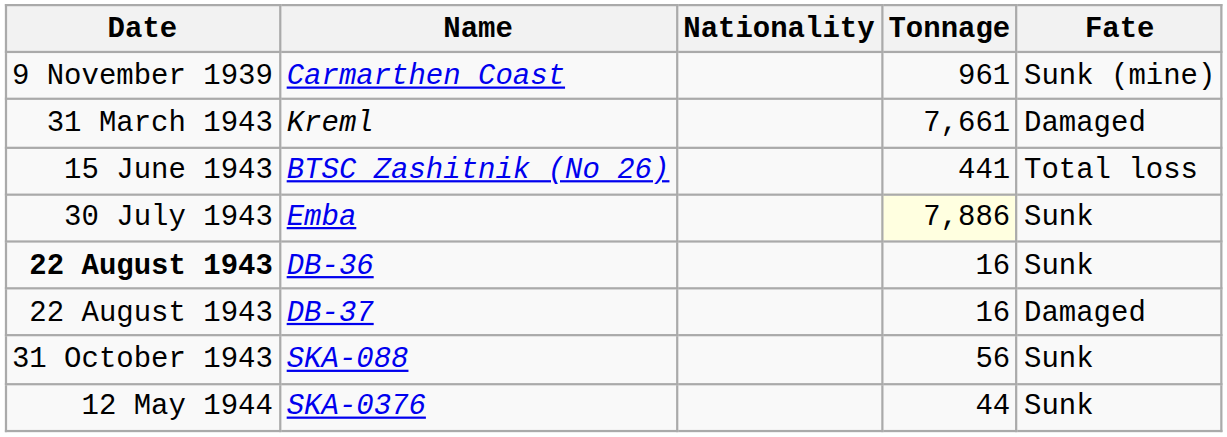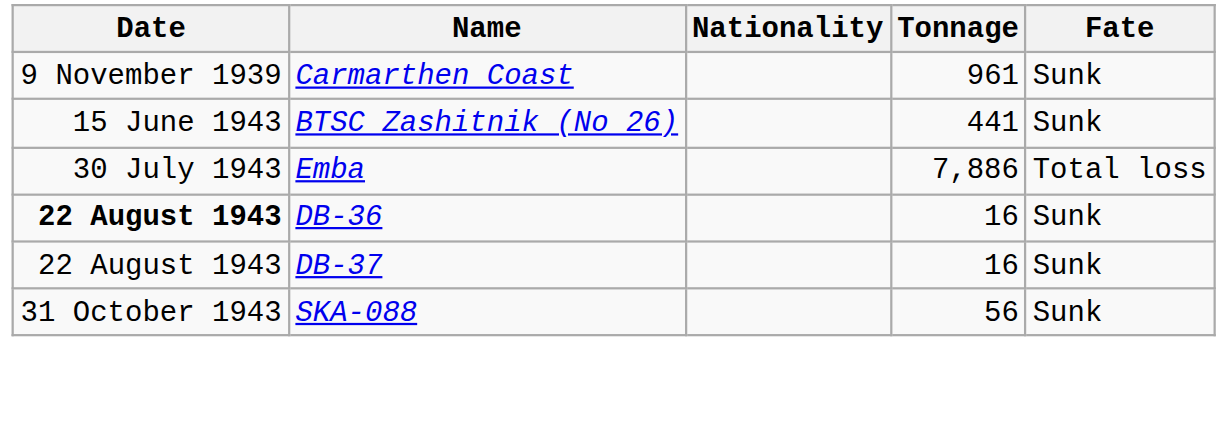(1120, 76) Sunk (mine) -> (1068, 76) Sunk
- row: (330, 123)
(1111, 170) Total loss -> (1068, 123) Sunk
(967, 218) lightyellow background -> (975, 170) no background
(1059, 218) Sunk -> (1120, 170) Total loss
(1085, 312) Damaged -> (1068, 265) Sunk
- row: (356, 407)
